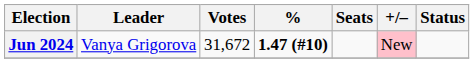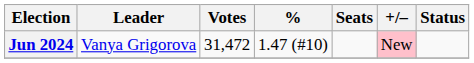(227, 44) 31,672 -> (227, 44) 31,472
(293, 44) bold -> (293, 44) normal
